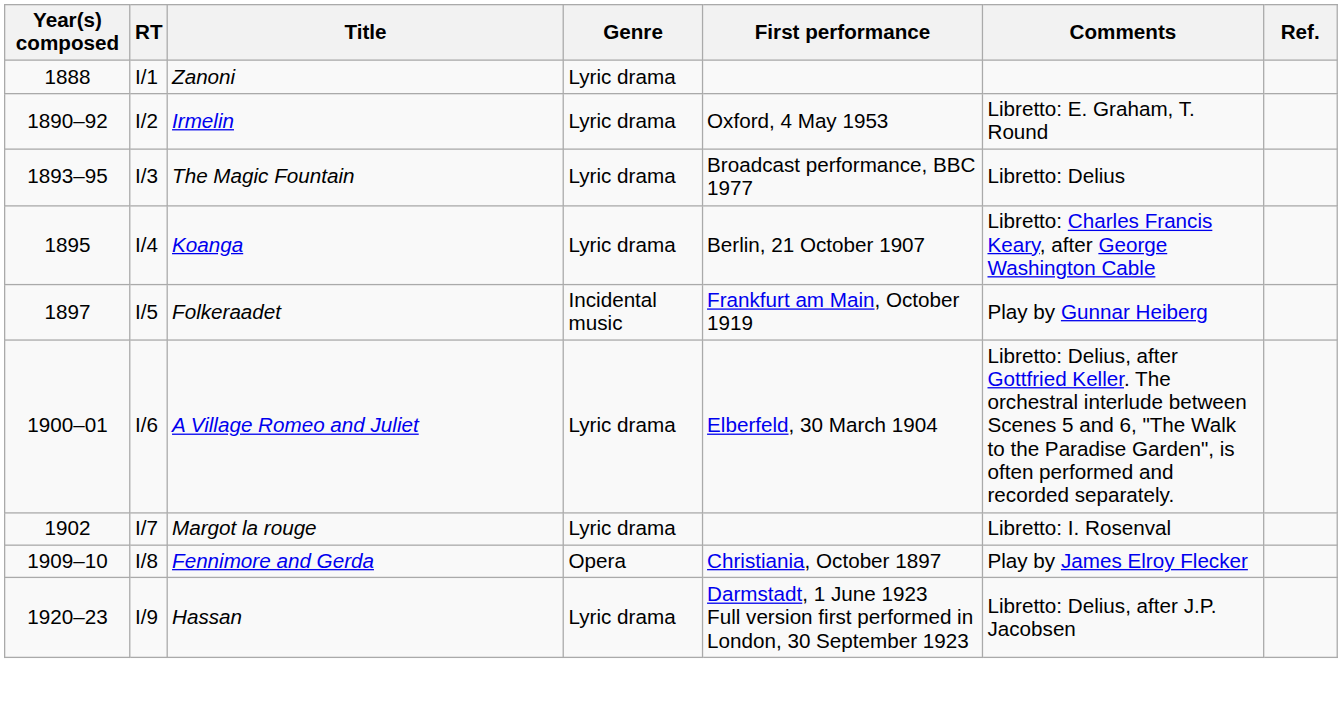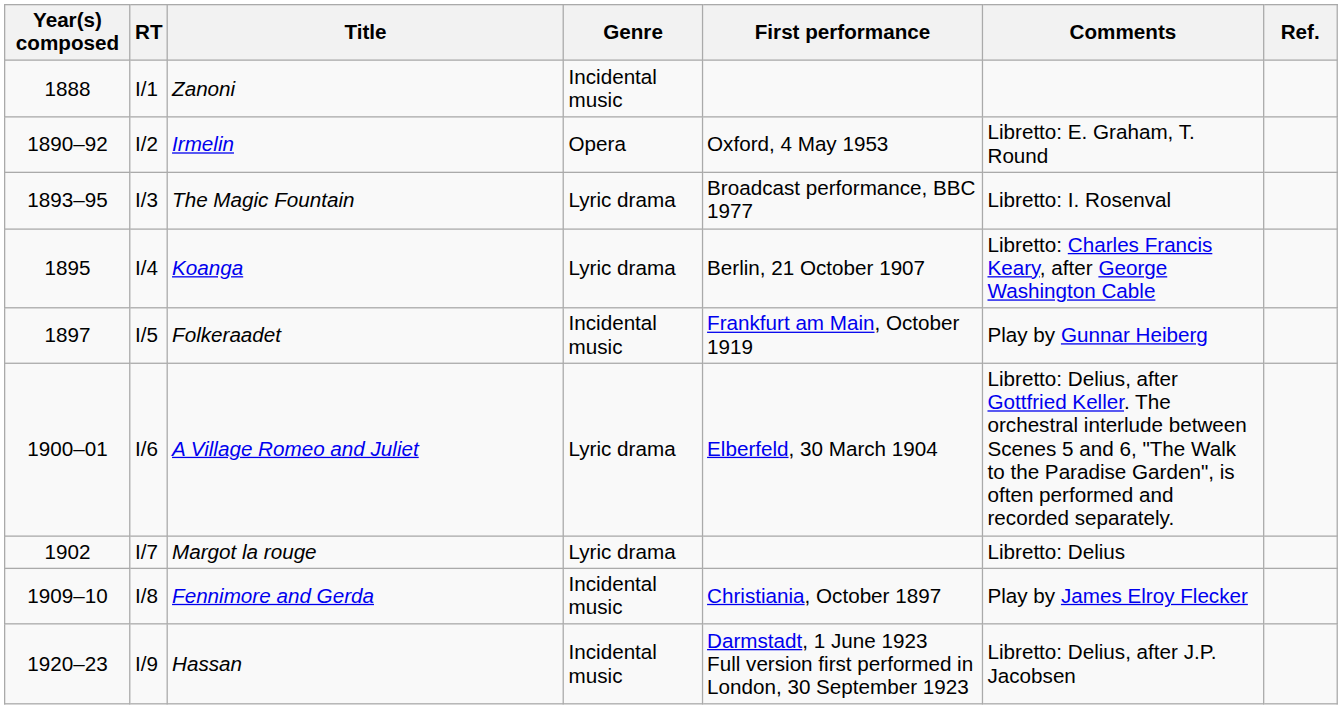(622, 76) Lyric drama -> (613, 88) Incidental music
(622, 121) Lyric drama -> (597, 144) Opera
(1056, 177) Libretto: Delius -> (1079, 200) Libretto: I. Rosenval
(1079, 528) Libretto: I. Rosenval -> (1056, 551) Libretto: Delius
(597, 561) Opera -> (613, 596) Incidental music
(622, 617) Lyric drama -> (613, 663) Incidental music
